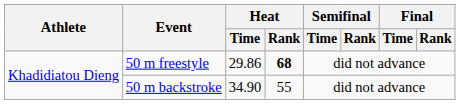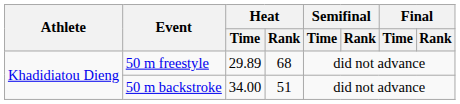(245, 63) 29.86 -> (245, 63) 29.89
(284, 63) bold -> (284, 63) normal
(245, 87) 34.90 -> (245, 87) 34.00
(284, 87) 55 -> (284, 87) 51
